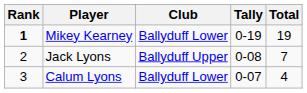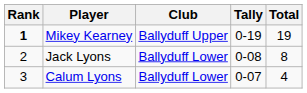(183, 35) Ballyduff Lower -> (183, 35) Ballyduff Upper
(183, 56) Ballyduff Upper -> (183, 56) Ballyduff Lower
(284, 56) 7 -> (284, 56) 8
